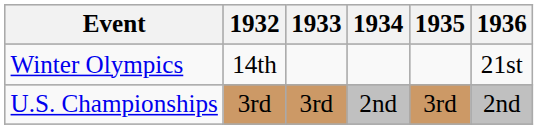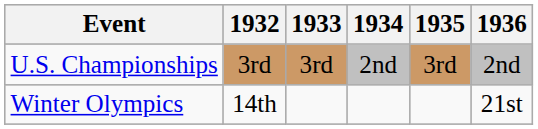rows swapped: (97, 64) <-> (114, 104)
